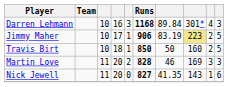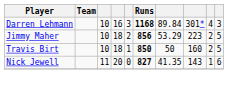(118, 37) 17 -> (118, 37) 18
(129, 37) 1 -> (129, 37) 2
(144, 37) 906 -> (144, 37) 856
(170, 37) 83.19 -> (170, 37) 53.29
(195, 37) khaki background -> (195, 37) no background
- row: (32, 62)
